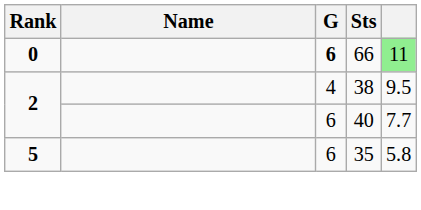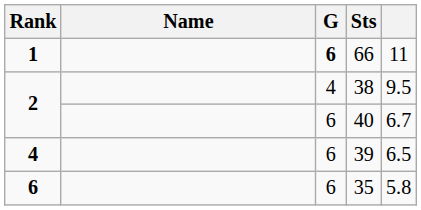(33, 54) 0 -> (33, 54) 1
(399, 54) lightgreen background -> (399, 54) no background
(399, 121) 7.7 -> (399, 121) 6.7
+ row: (364, 154)
(33, 154) 5 -> (33, 187) 6
